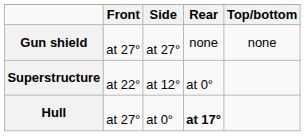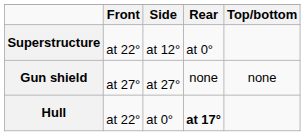rows swapped: (54, 42) <-> (54, 77)
(123, 120) at 27° -> (123, 120) at 22°
